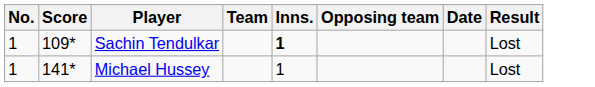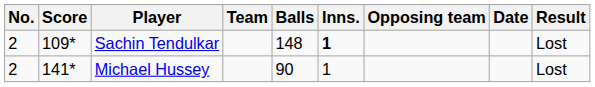+ column: (295, 18)
(13, 43) 1 -> (13, 43) 2
(13, 69) 1 -> (13, 69) 2
